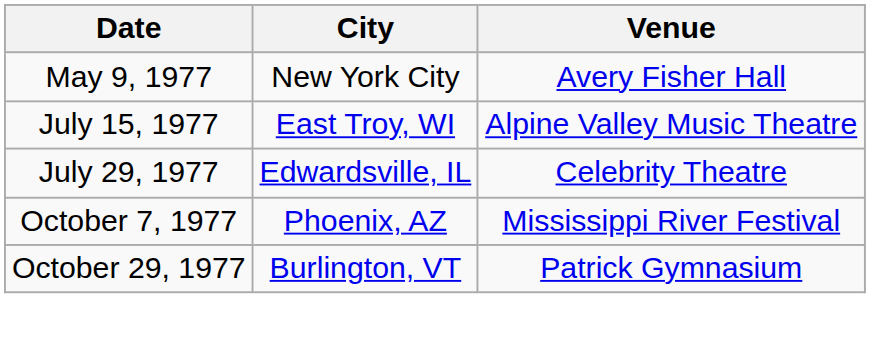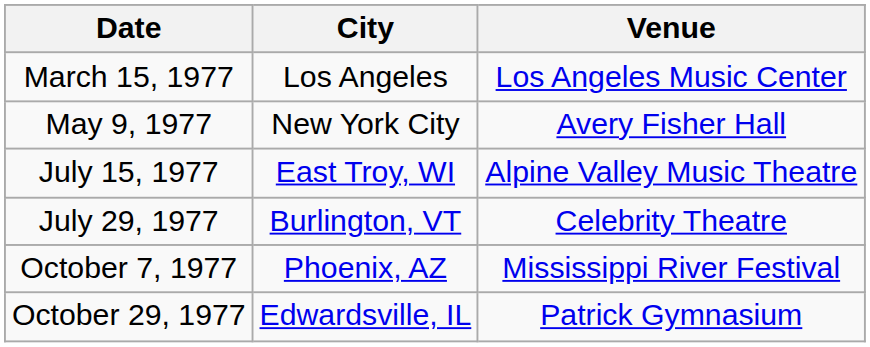+ row: (129, 76)
(365, 172) Edwardsville, IL -> (365, 220) Burlington, VT
(365, 268) Burlington, VT -> (365, 316) Edwardsville, IL
